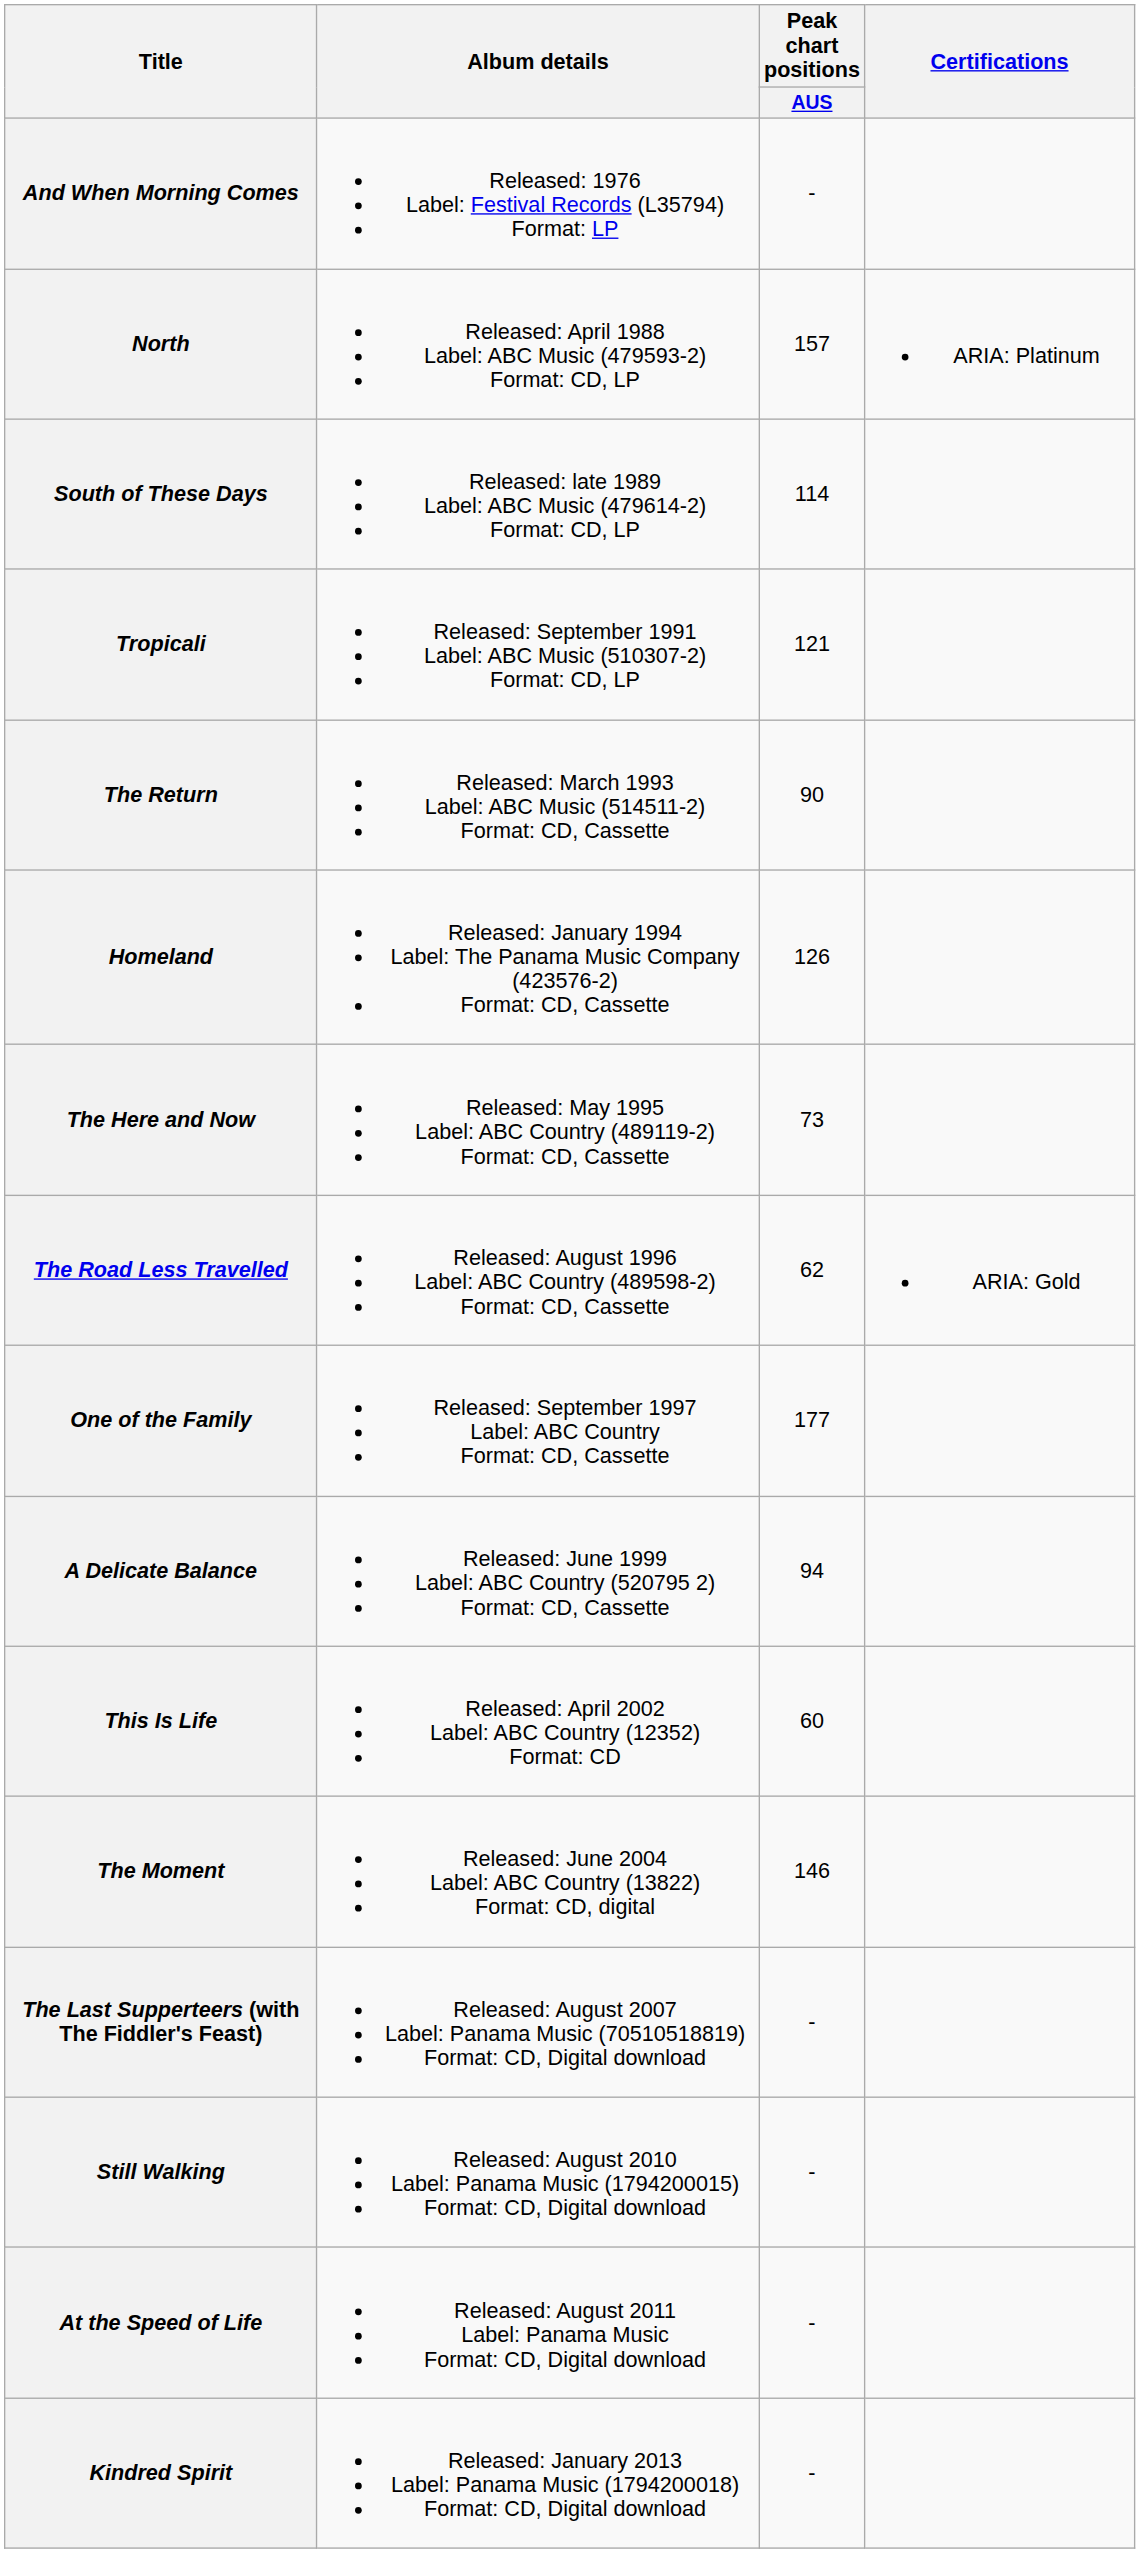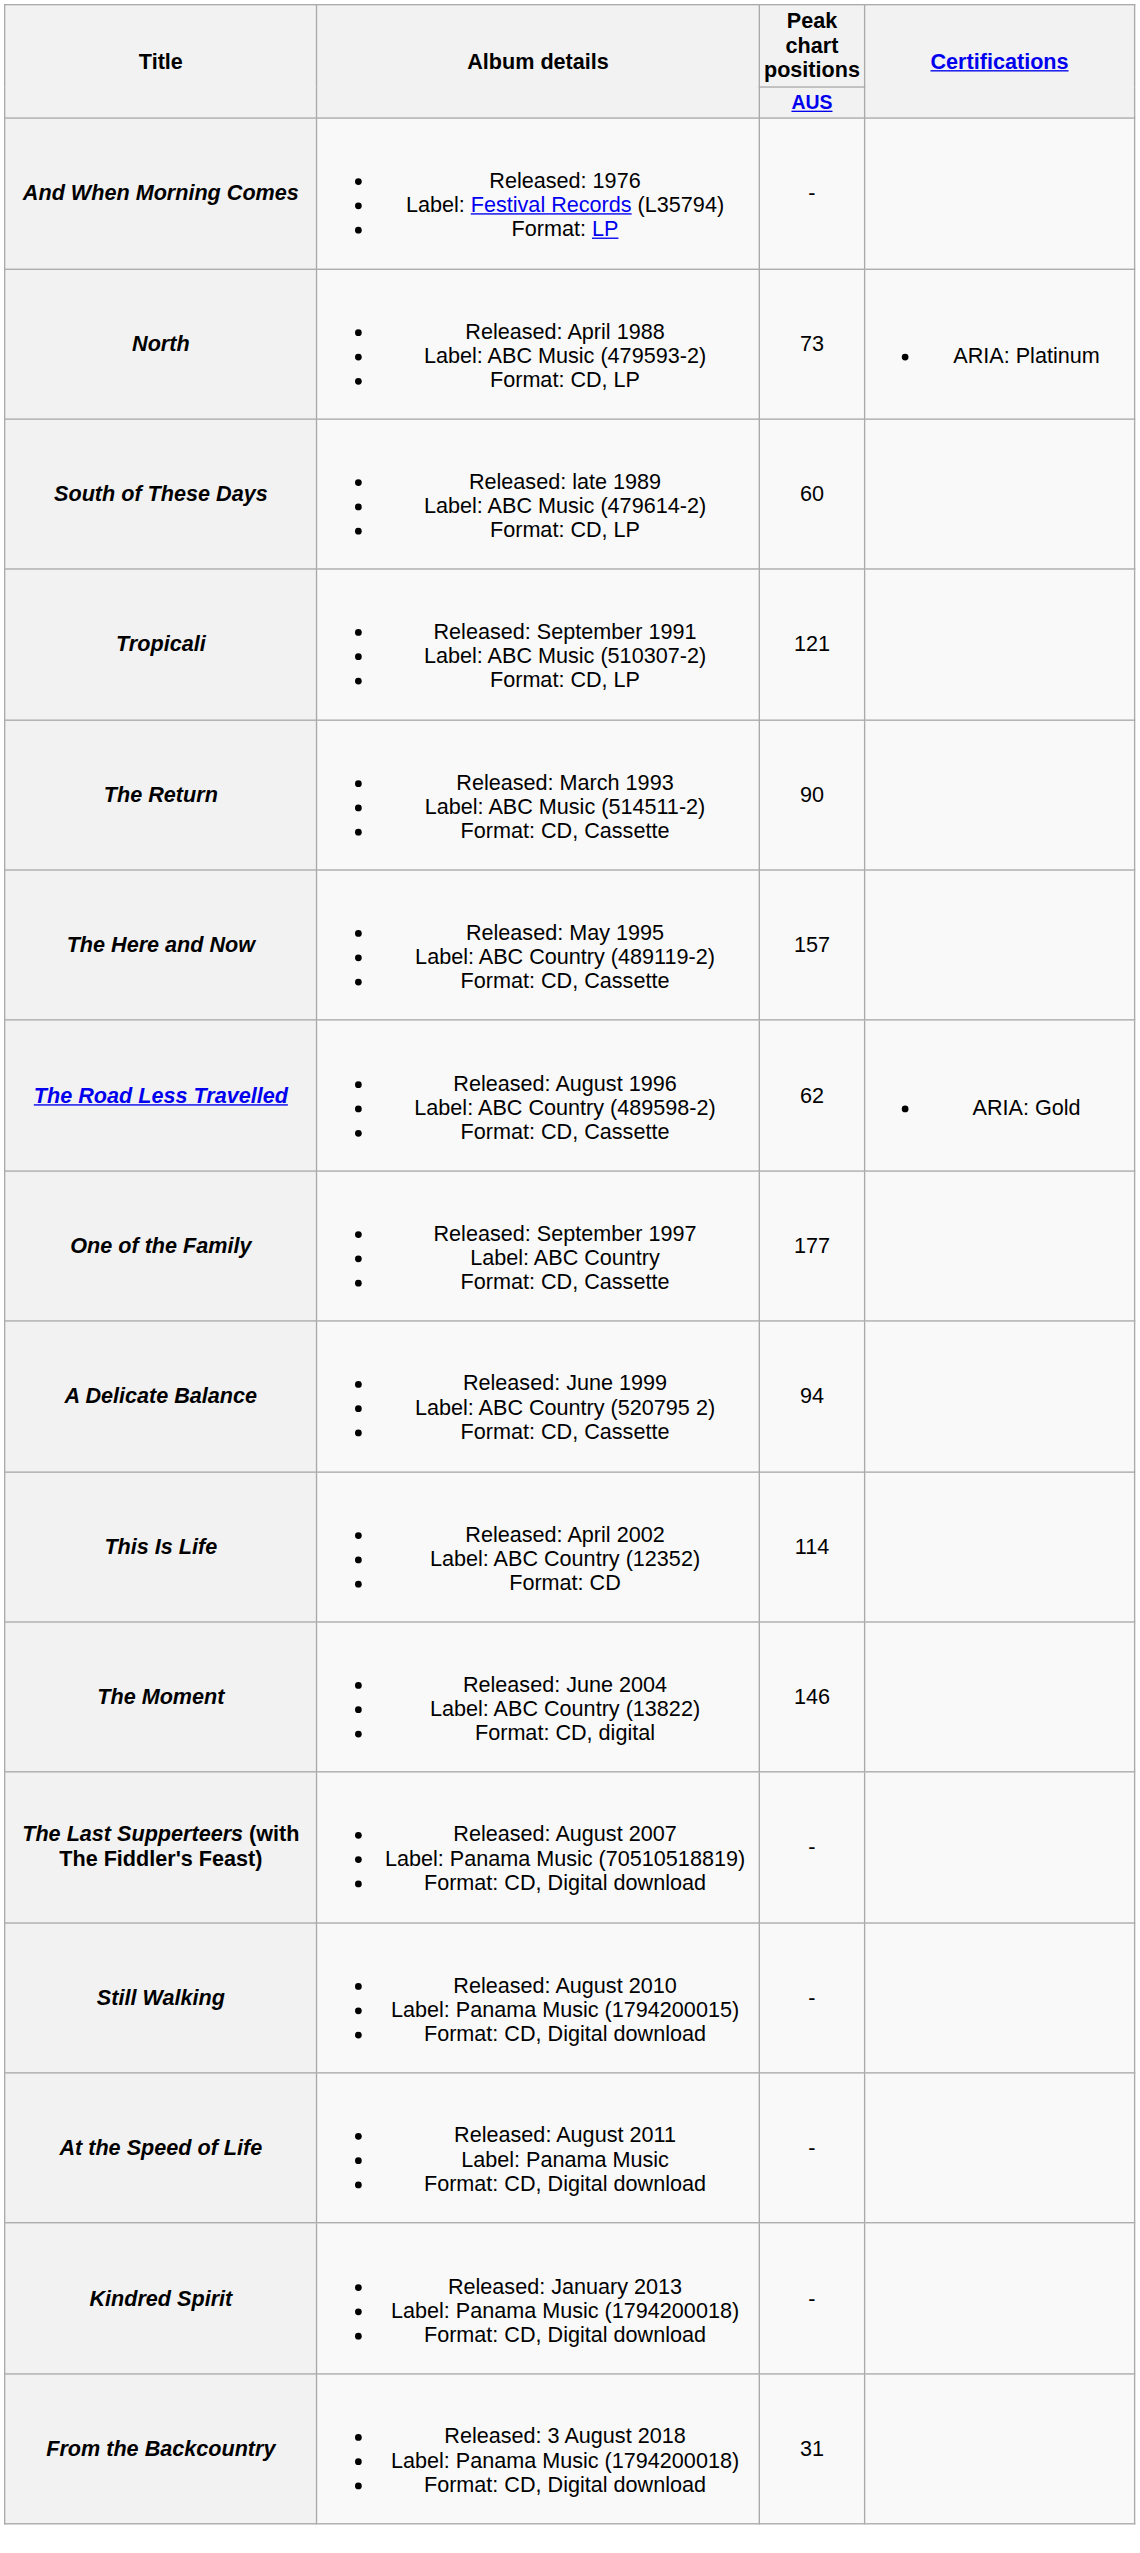(812, 343) 157 -> (812, 343) 73
(812, 493) 114 -> (812, 493) 60
- row: (161, 957)
(812, 1119) 73 -> (812, 945) 157
(812, 1721) 60 -> (812, 1546) 114
+ row: (161, 2448)
